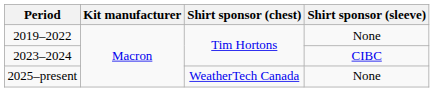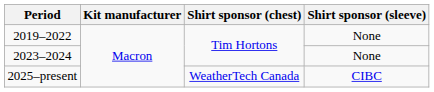(367, 55) CIBC -> (367, 55) None
(367, 76) None -> (367, 76) CIBC
